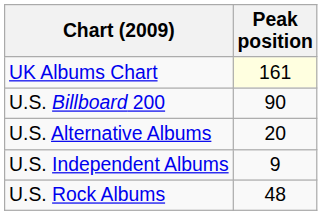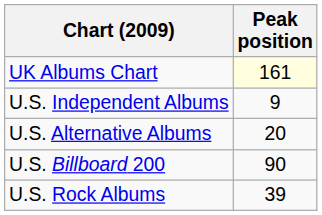rows swapped: (87, 103) <-> (119, 164)
(275, 195) 48 -> (275, 195) 39
